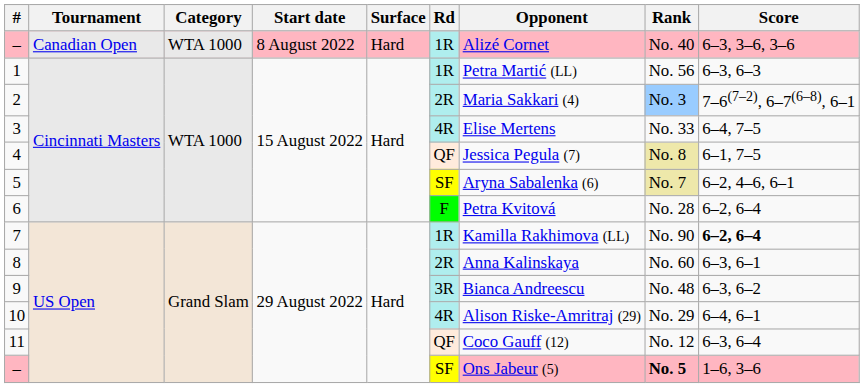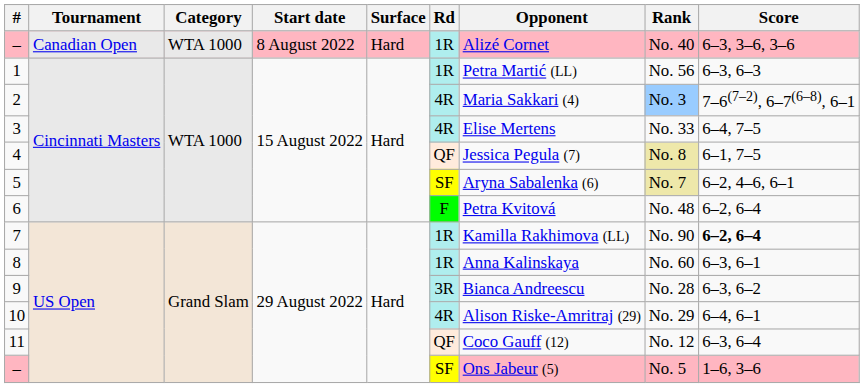(444, 100) 2R -> (444, 100) 4R
(672, 208) No. 28 -> (672, 208) No. 48
(444, 262) 2R -> (444, 262) 1R
(672, 288) No. 48 -> (672, 288) No. 28
(667, 368) bold -> (667, 368) normal
